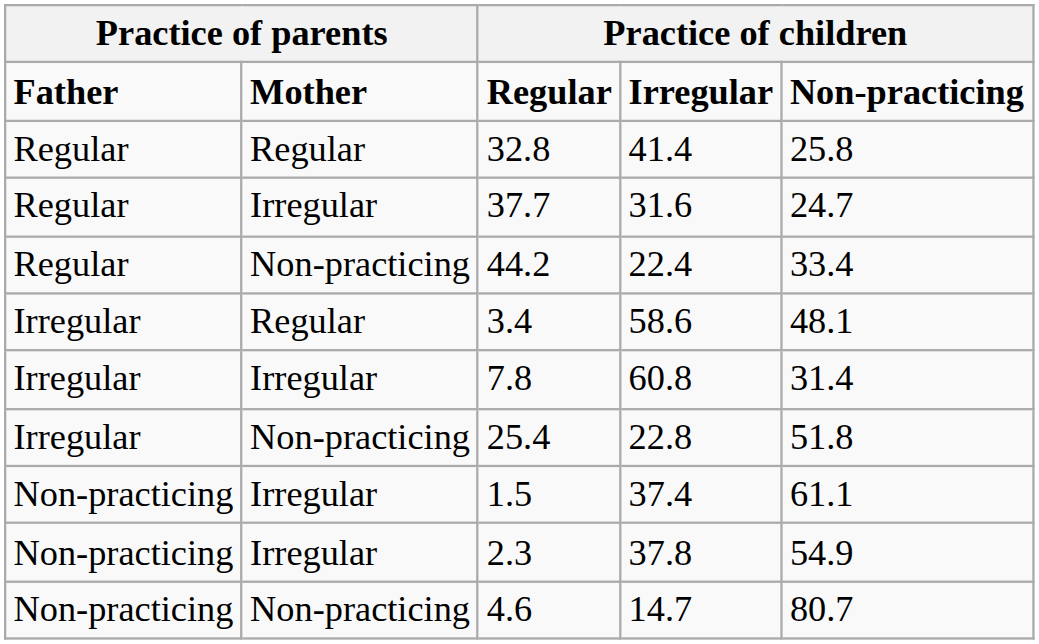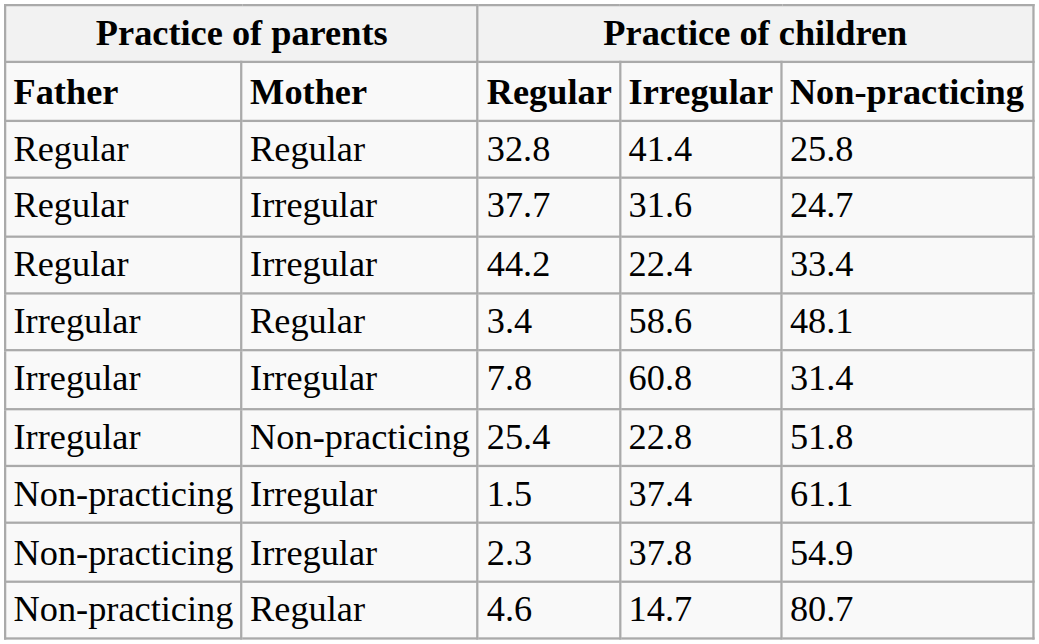(360, 263) Non-practicing -> (314, 263) Irregular
(360, 609) Non-practicing -> (308, 609) Regular
